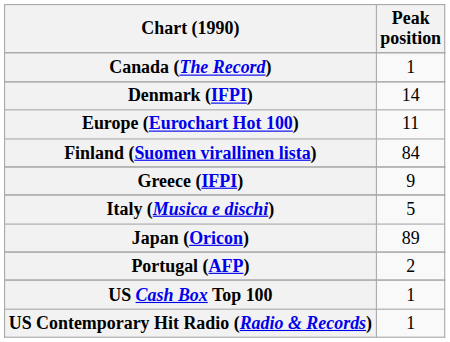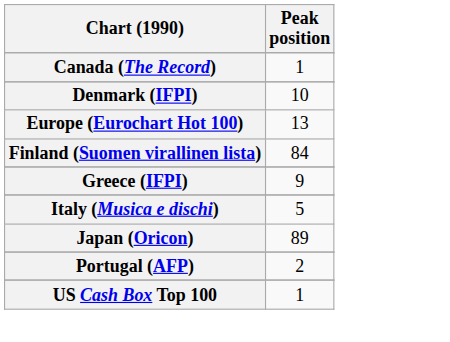(411, 95) 14 -> (300, 95) 10
(411, 124) 11 -> (300, 124) 13
- row: (190, 323)
